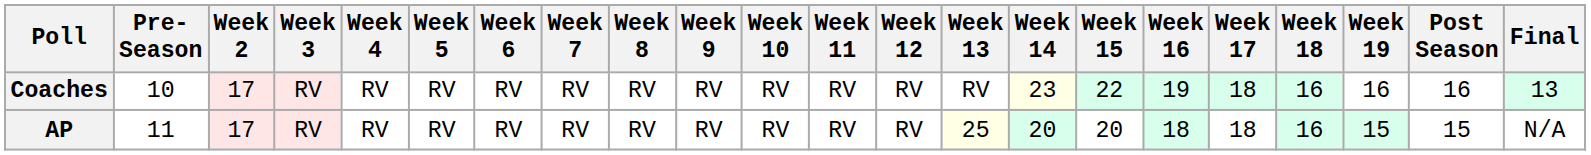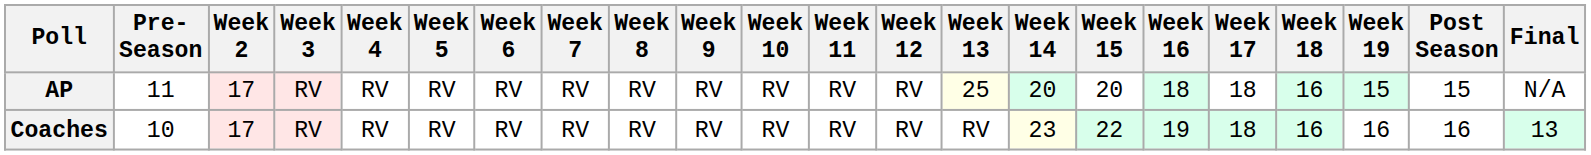rows swapped: (59, 130) <-> (59, 91)
